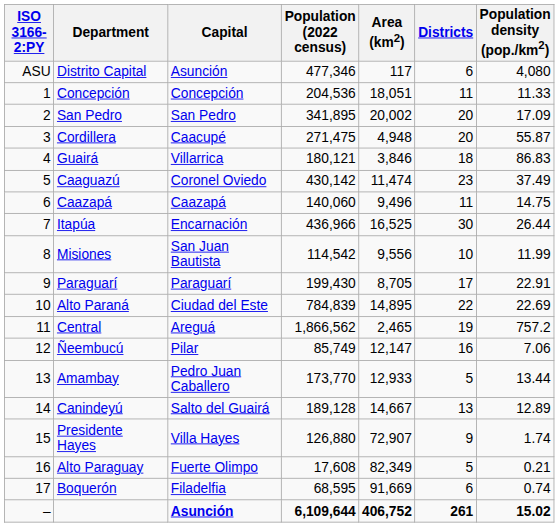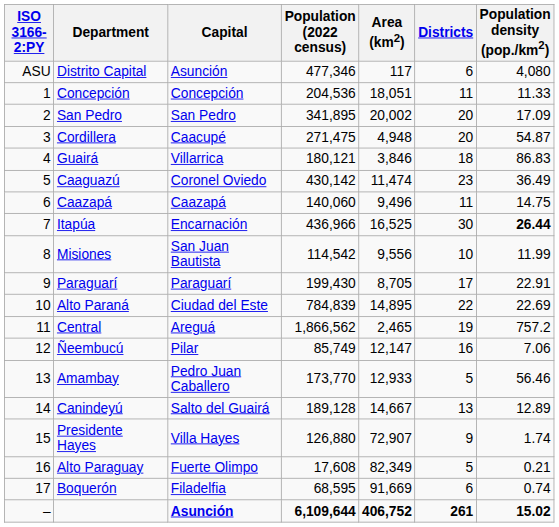(533, 137) 55.87 -> (533, 137) 54.87
(533, 181) 37.49 -> (533, 181) 36.49
(533, 224) normal -> (533, 224) bold
(533, 378) 13.44 -> (533, 378) 56.46
